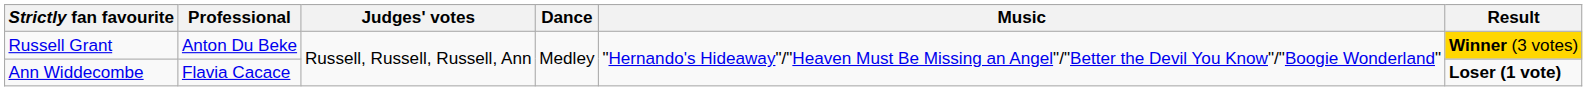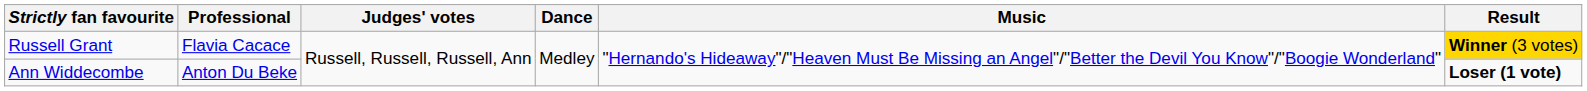(240, 45) Anton Du Beke -> (236, 45) Flavia Cacace
(236, 72) Flavia Cacace -> (240, 72) Anton Du Beke
